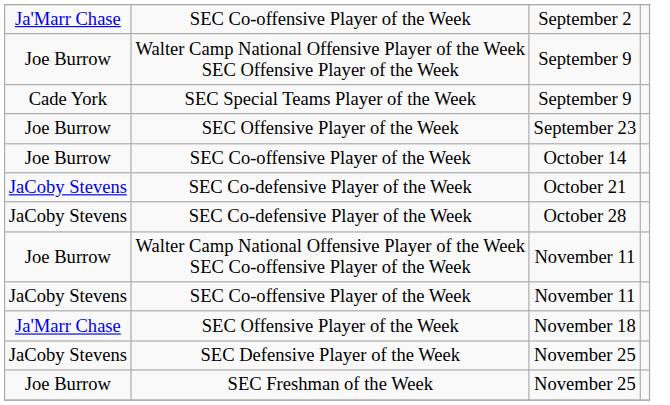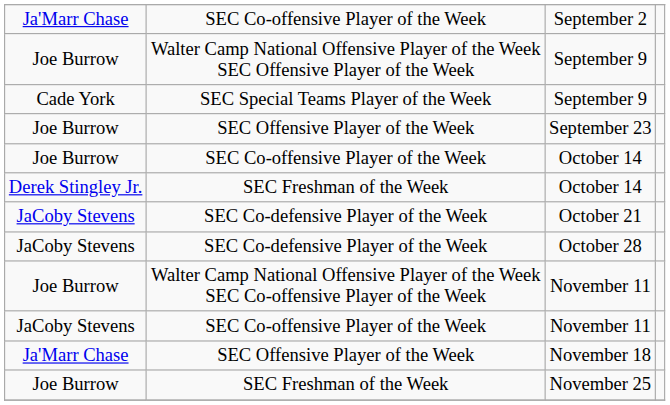+ row: (346, 187)
- row: (330, 355)
